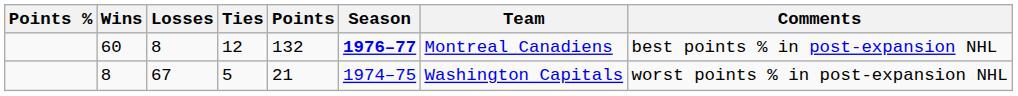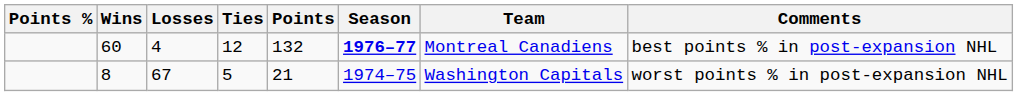(156, 47) 8 -> (156, 47) 4
